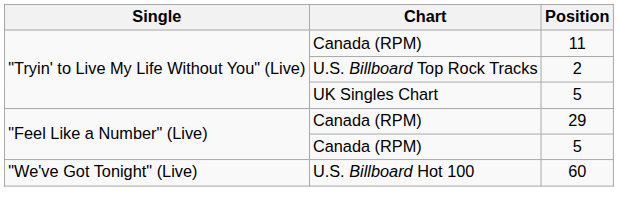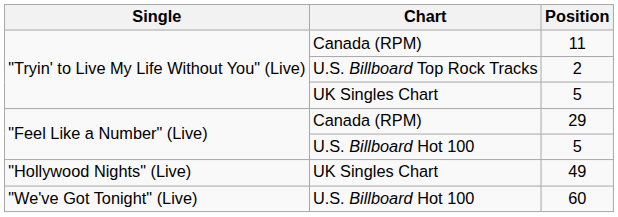(367, 146) Canada (RPM) -> (394, 146) U.S. Billboard Hot 100
+ row: (100, 172)
